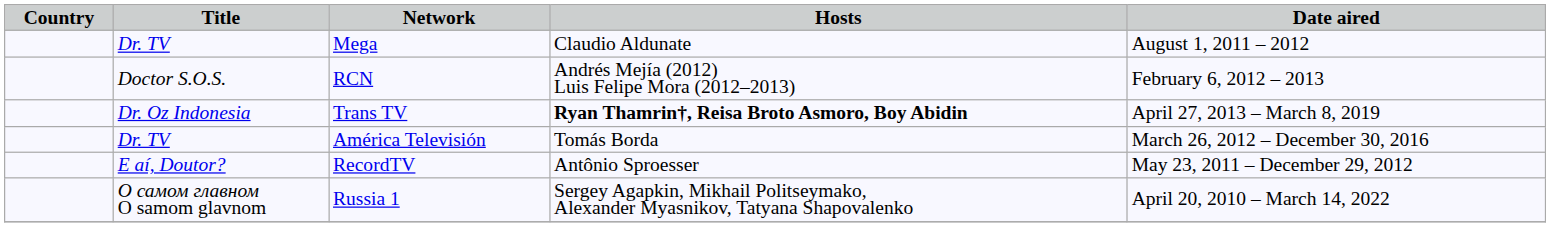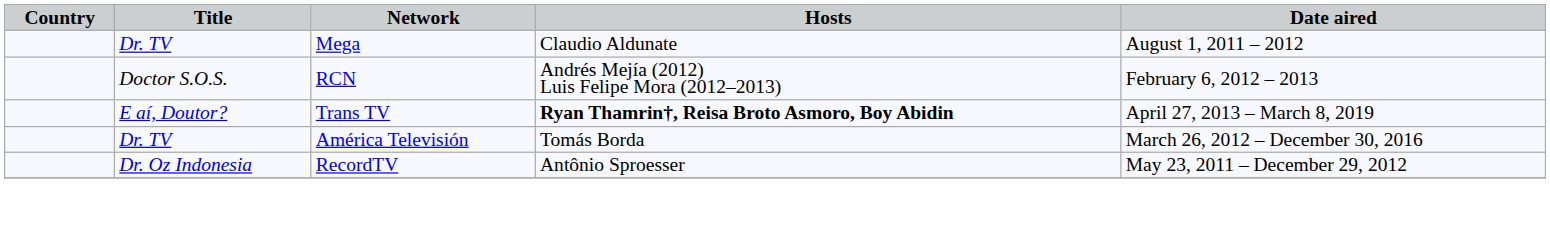(184, 112) Dr. Oz Indonesia -> (173, 112) E aí, Doutor?
(172, 165) E aí, Doutor? -> (186, 165) Dr. Oz Indonesia
- row: (366, 199)
